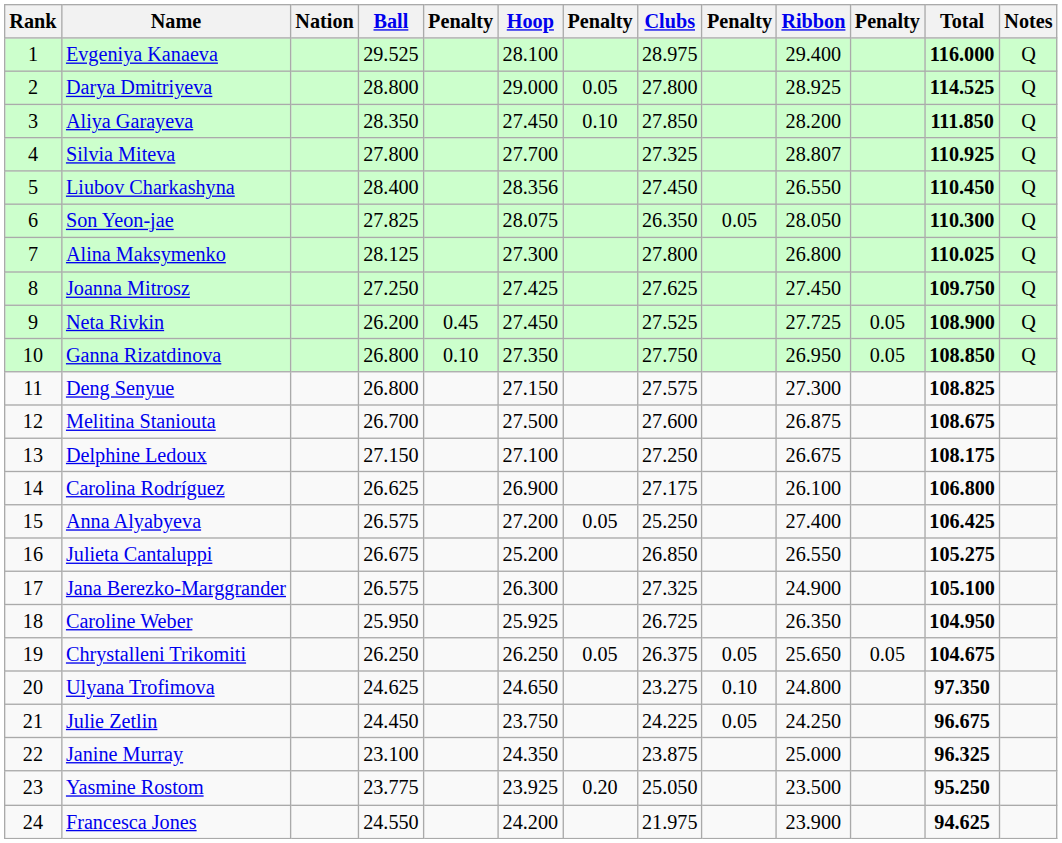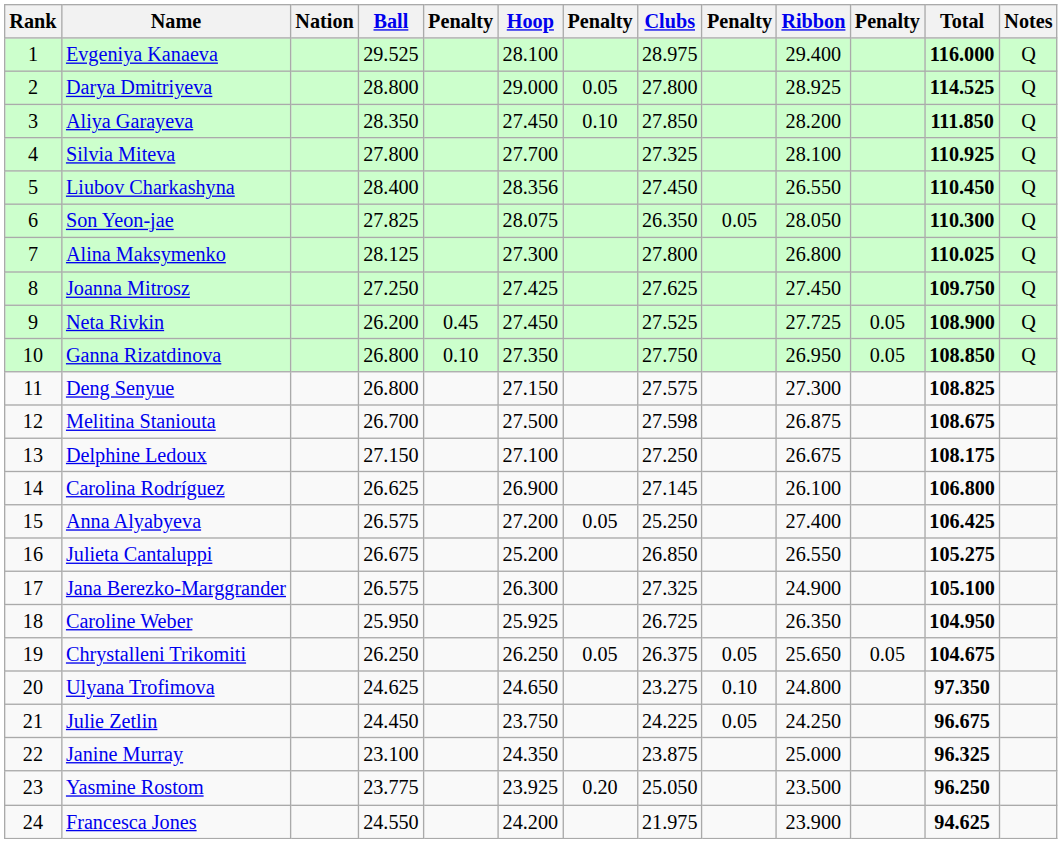(813, 154) 28.807 -> (813, 154) 28.100
(670, 421) 27.600 -> (670, 421) 27.598
(670, 488) 27.175 -> (670, 488) 27.145
(962, 788) 95.250 -> (962, 788) 96.250
